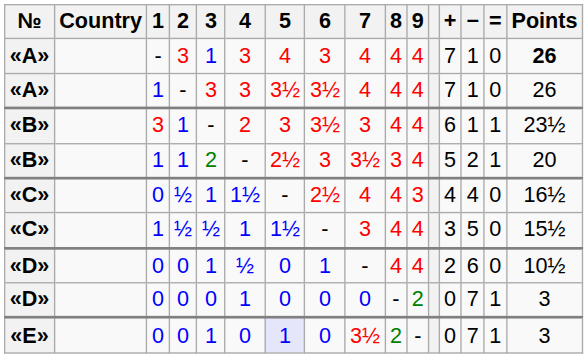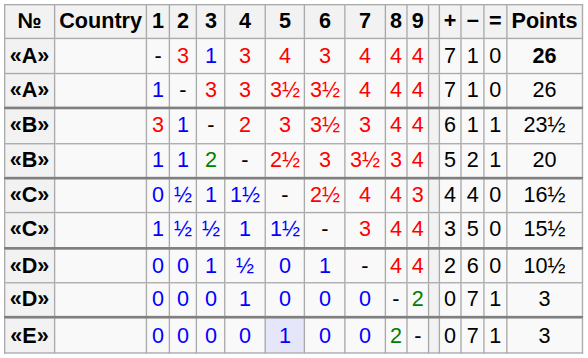(211, 335) 1 -> (211, 335) 0
(365, 335) 3½ -> (365, 335) 0
